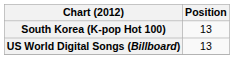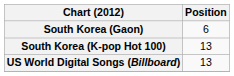+ row: (93, 29)
